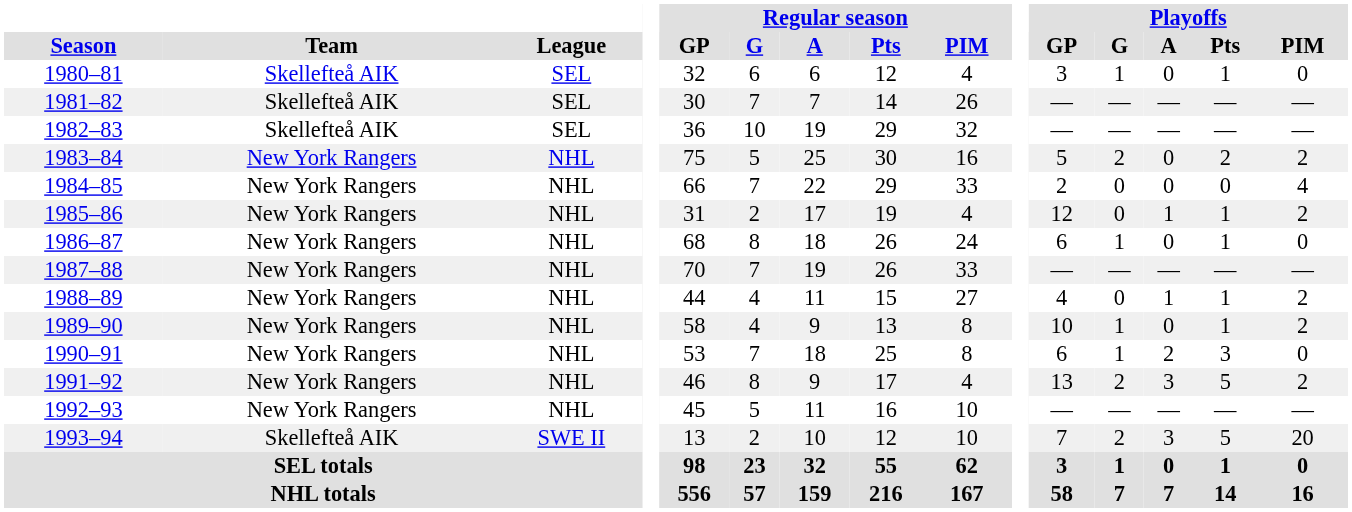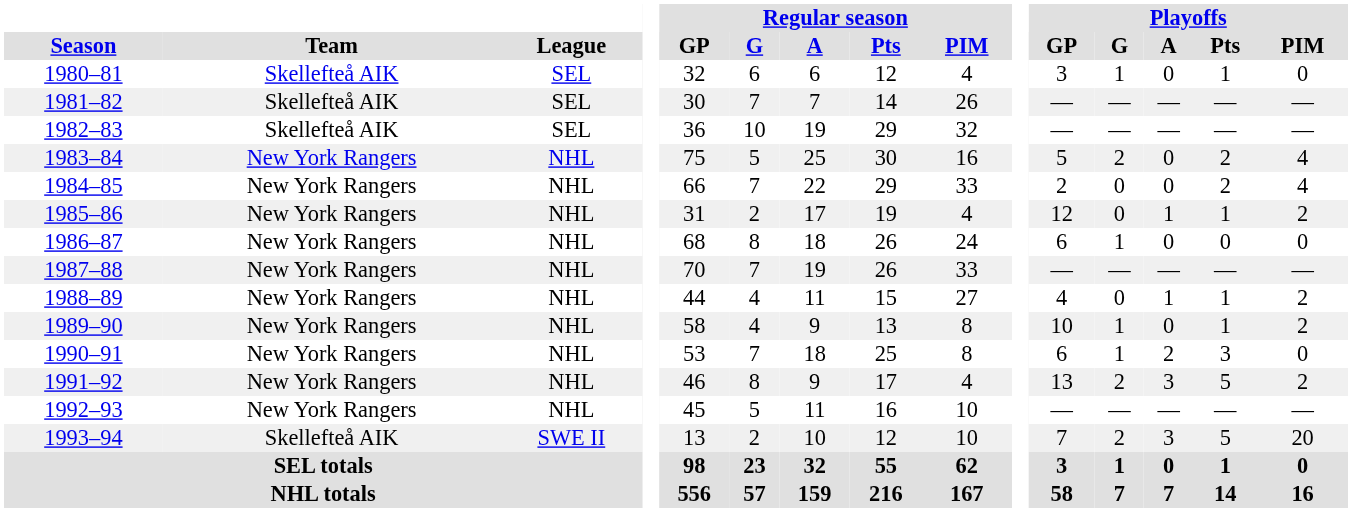(1303, 157) 2 -> (1303, 157) 4
(1225, 185) 0 -> (1225, 185) 2
(1225, 241) 1 -> (1225, 241) 0
